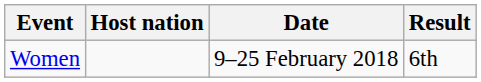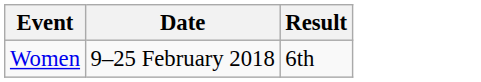- column: (147, 22)
